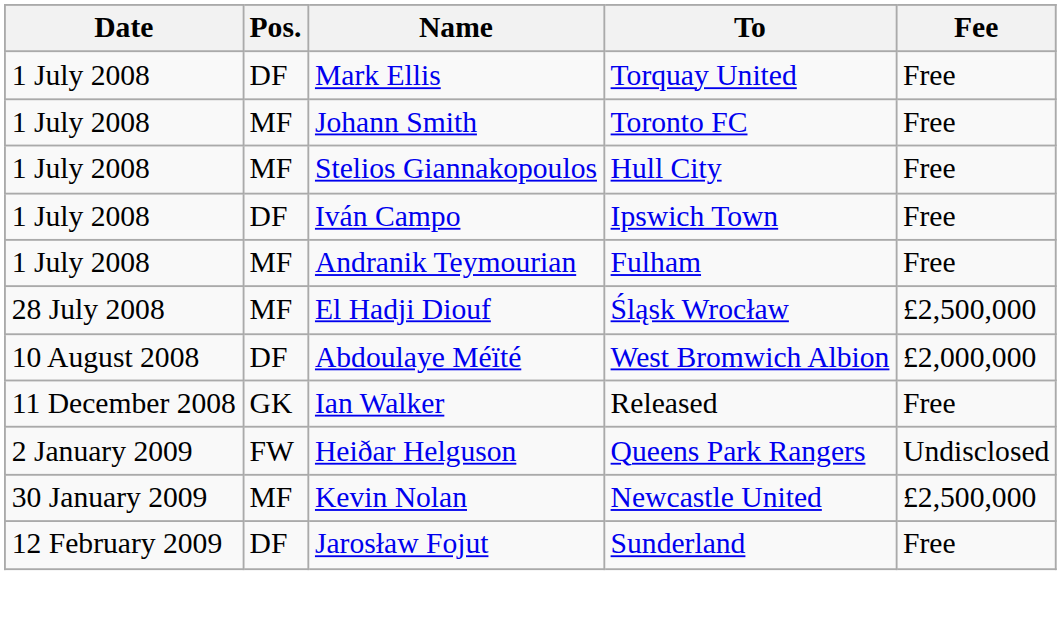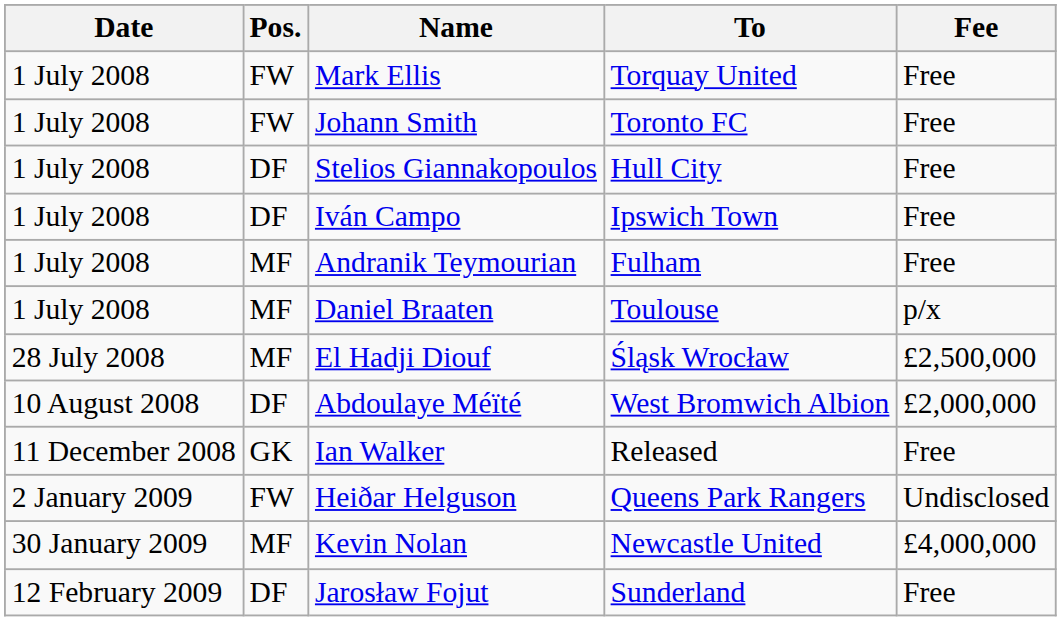(268, 74) DF -> (272, 74) FW
(271, 121) MF -> (272, 121) FW
(271, 168) MF -> (268, 168) DF
+ row: (404, 309)
(970, 497) £2,500,000 -> (970, 544) £4,000,000
